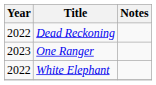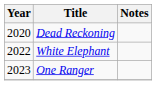(19, 32) 2022 -> (19, 32) 2020
rows swapped: (73, 70) <-> (65, 51)
